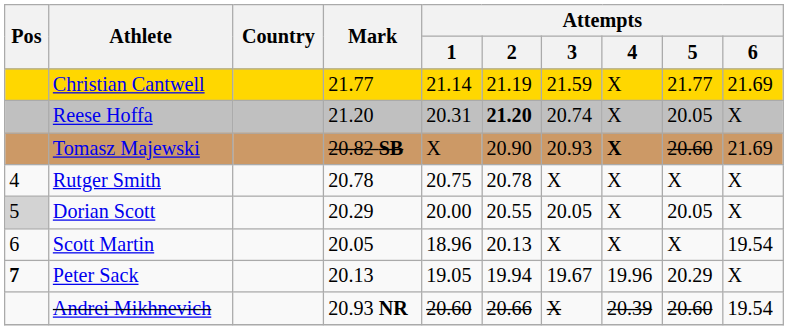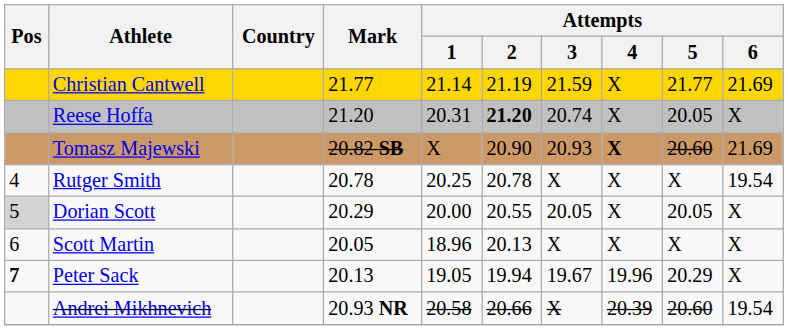(449, 180) 20.75 -> (449, 180) 20.25
(735, 180) X -> (750, 180) 19.54
(750, 244) 19.54 -> (735, 244) X
(449, 308) 20.60 -> (449, 308) 20.58
